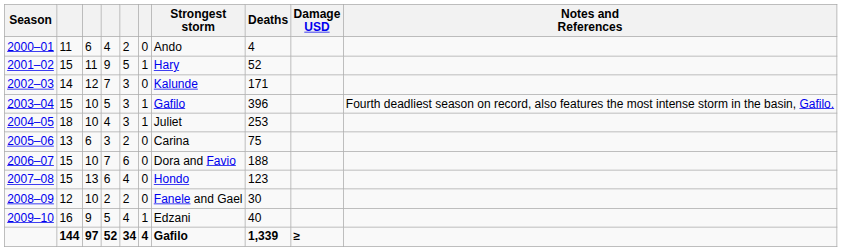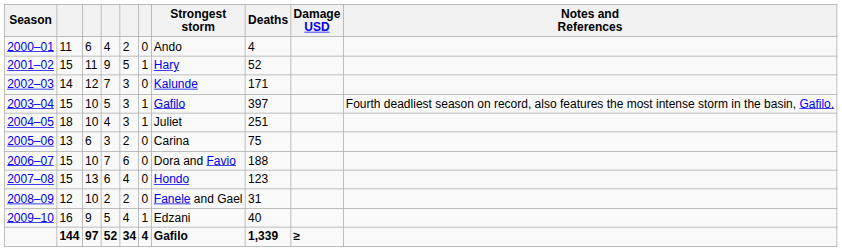(258, 103) 396 -> (258, 103) 397
(258, 122) 253 -> (258, 122) 251
(255, 198) 30 -> (255, 198) 31
